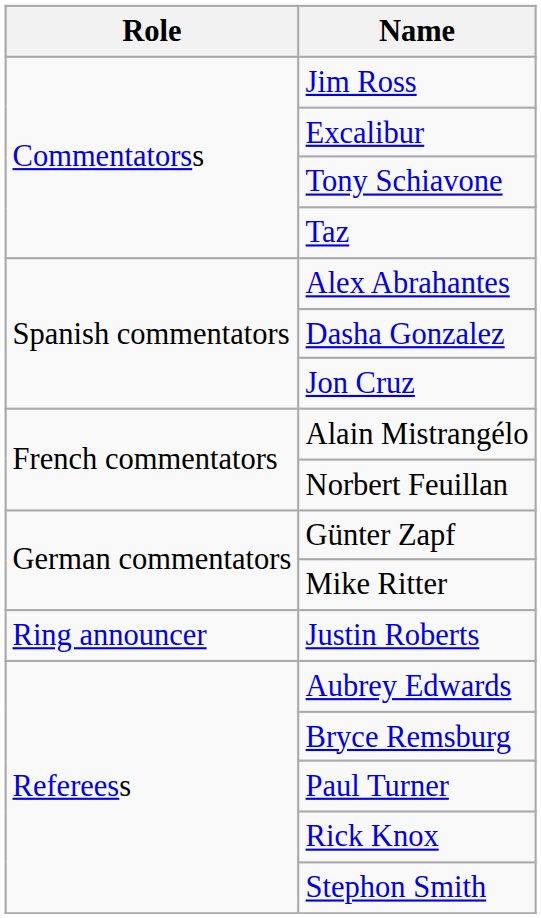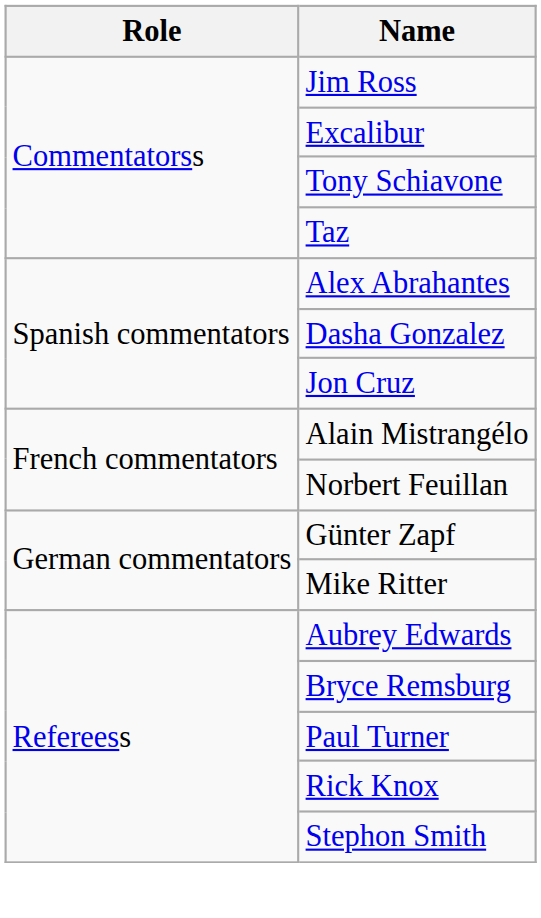- row: (392, 635)
